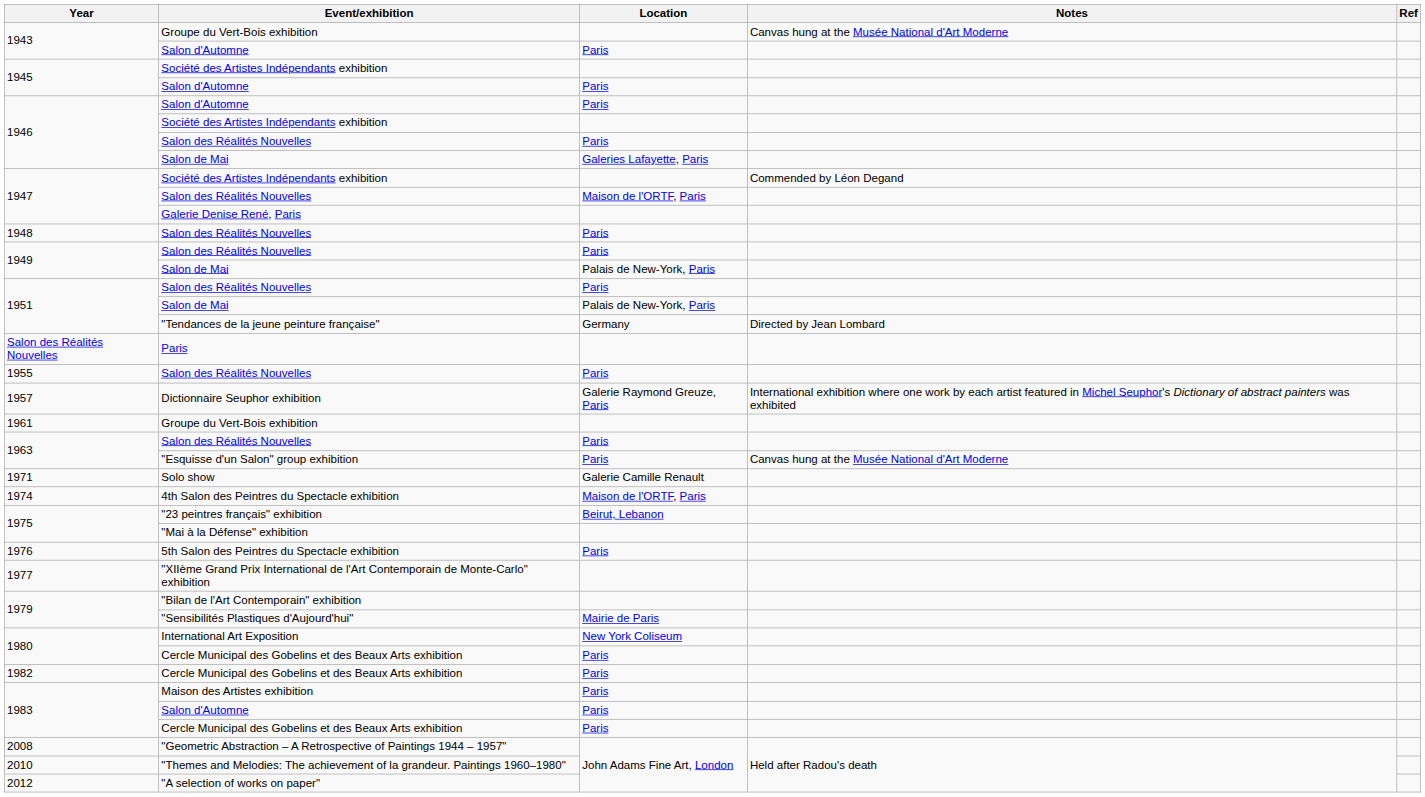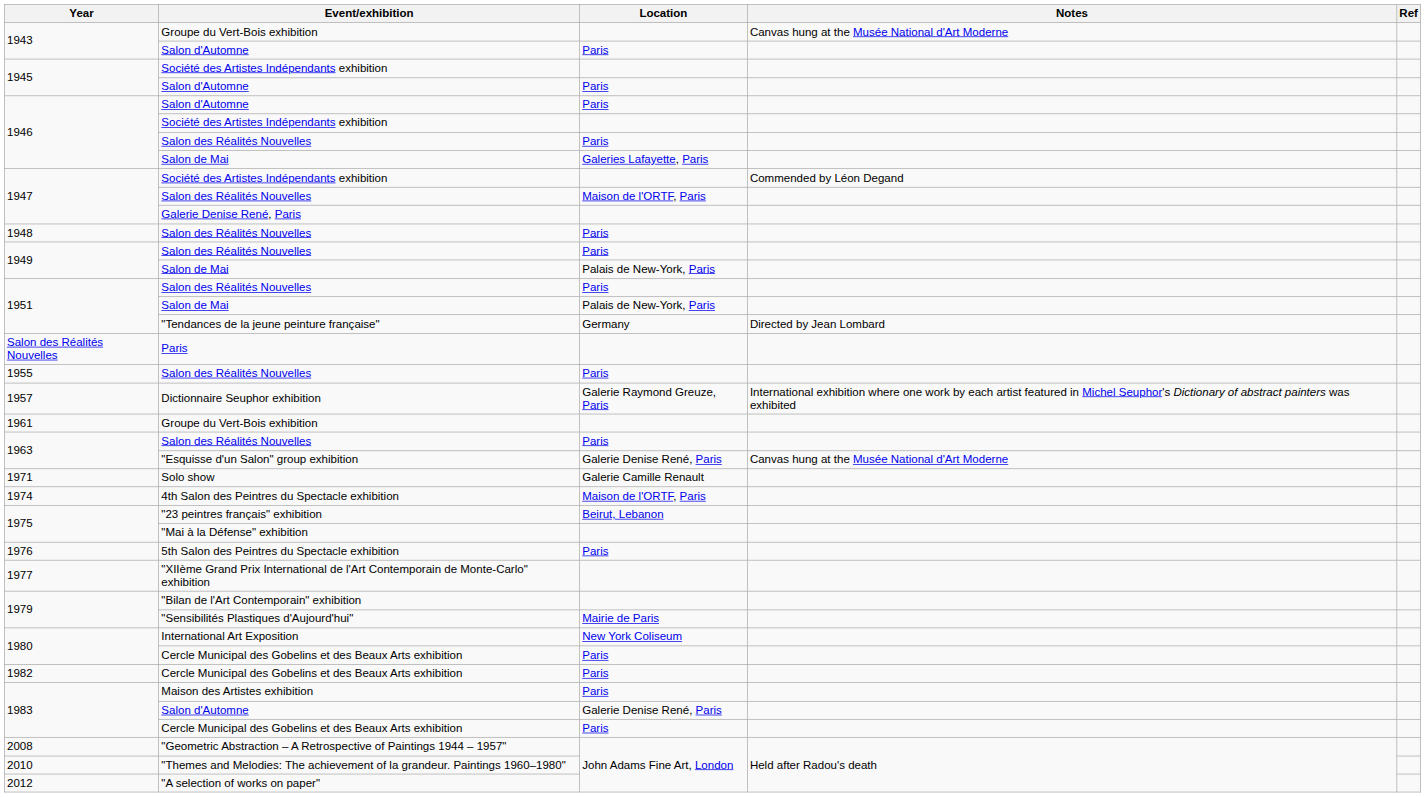(595, 459) Paris -> (652, 459) Galerie Denise René, Paris
(595, 710) Paris -> (652, 710) Galerie Denise René, Paris
